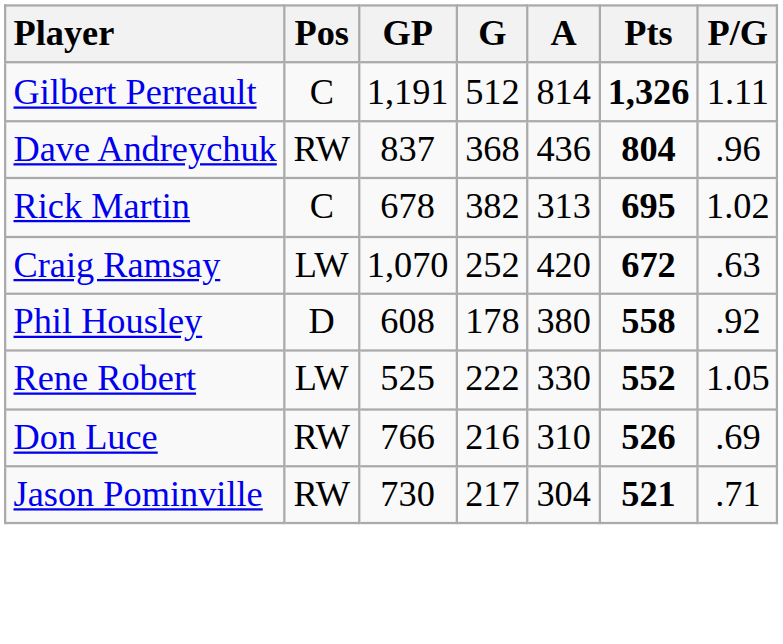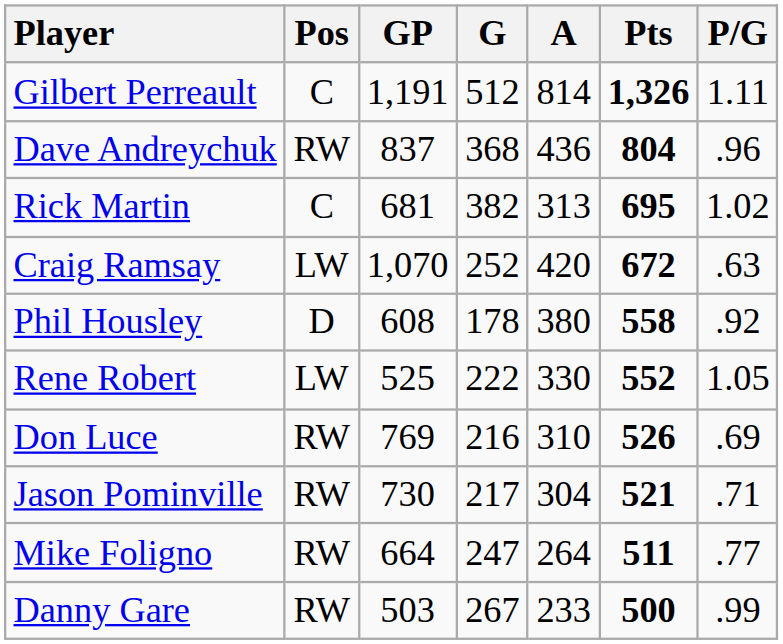(408, 206) 678 -> (408, 206) 681
(408, 436) 766 -> (408, 436) 769
+ row: (113, 552)
+ row: (102, 609)
